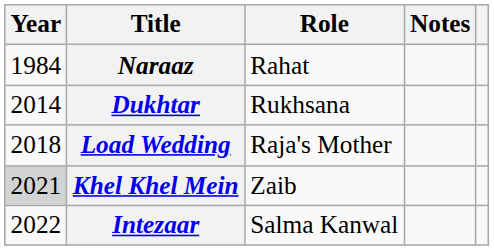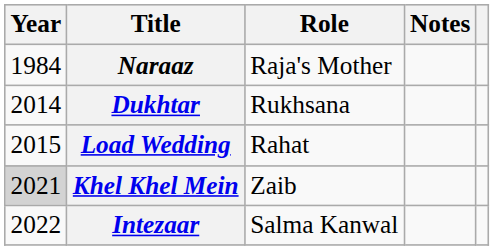(280, 64) Rahat -> (321, 64) Raja's Mother
(36, 144) 2018 -> (36, 144) 2015
(321, 144) Raja's Mother -> (280, 144) Rahat
